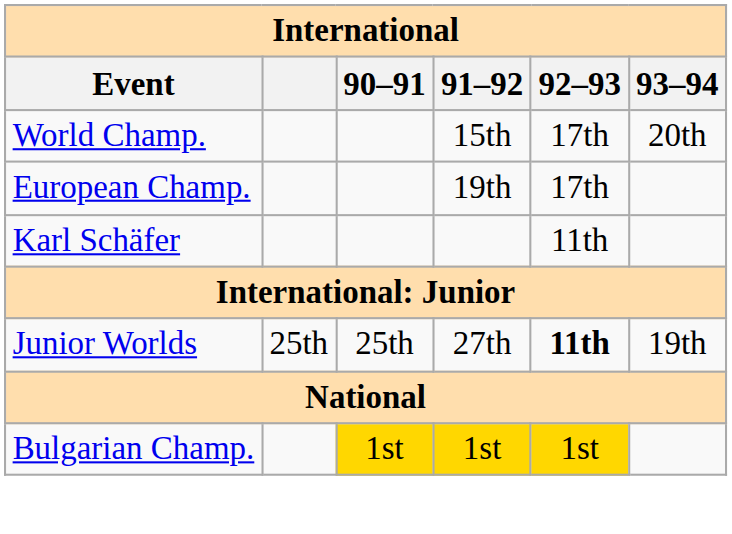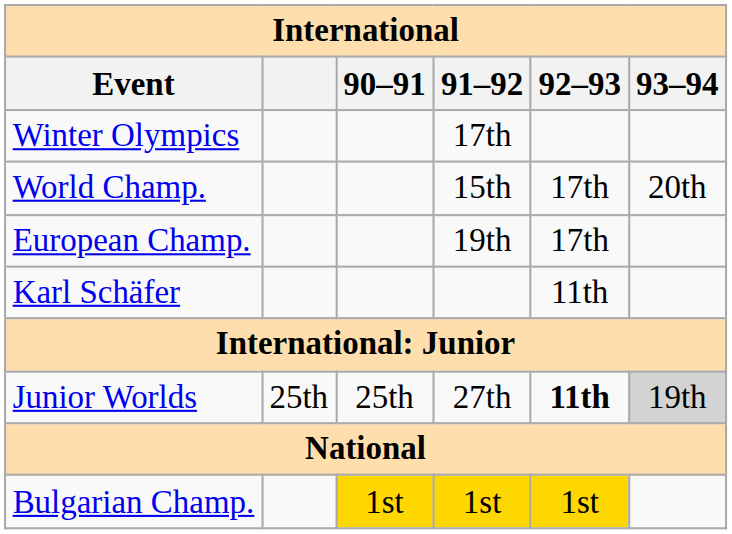+ row: (126, 135)
(677, 344) no background -> (677, 396) lightgrey background
